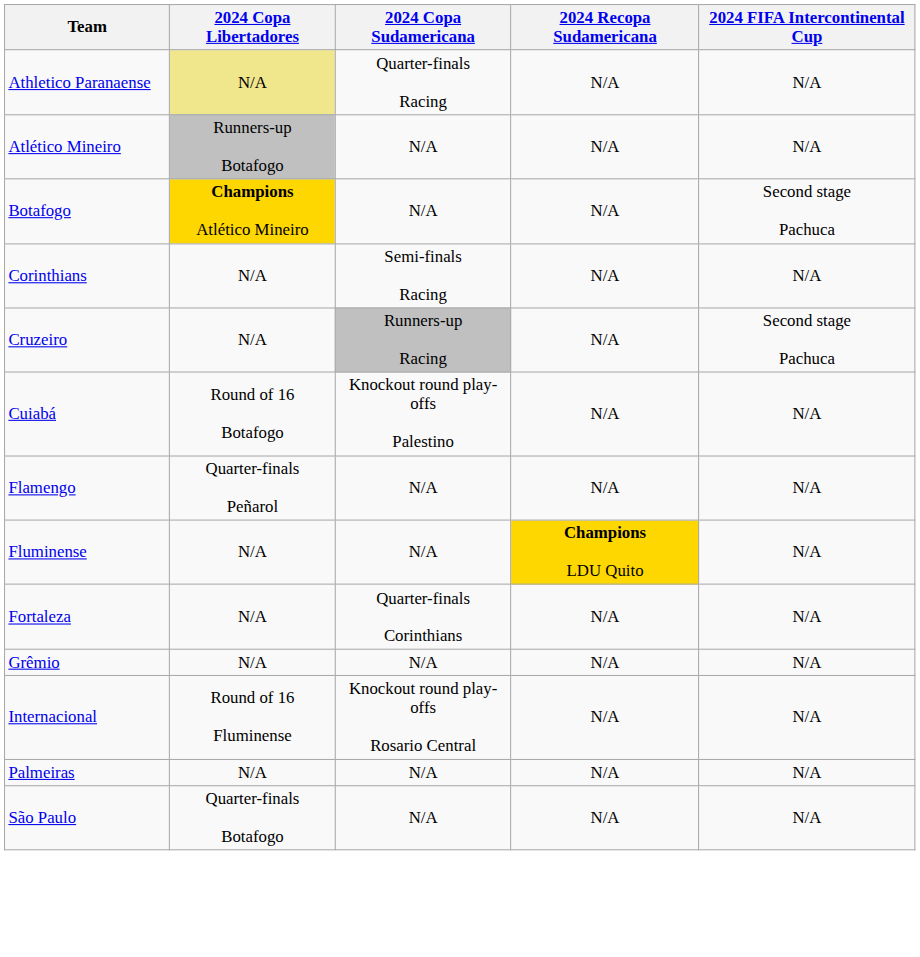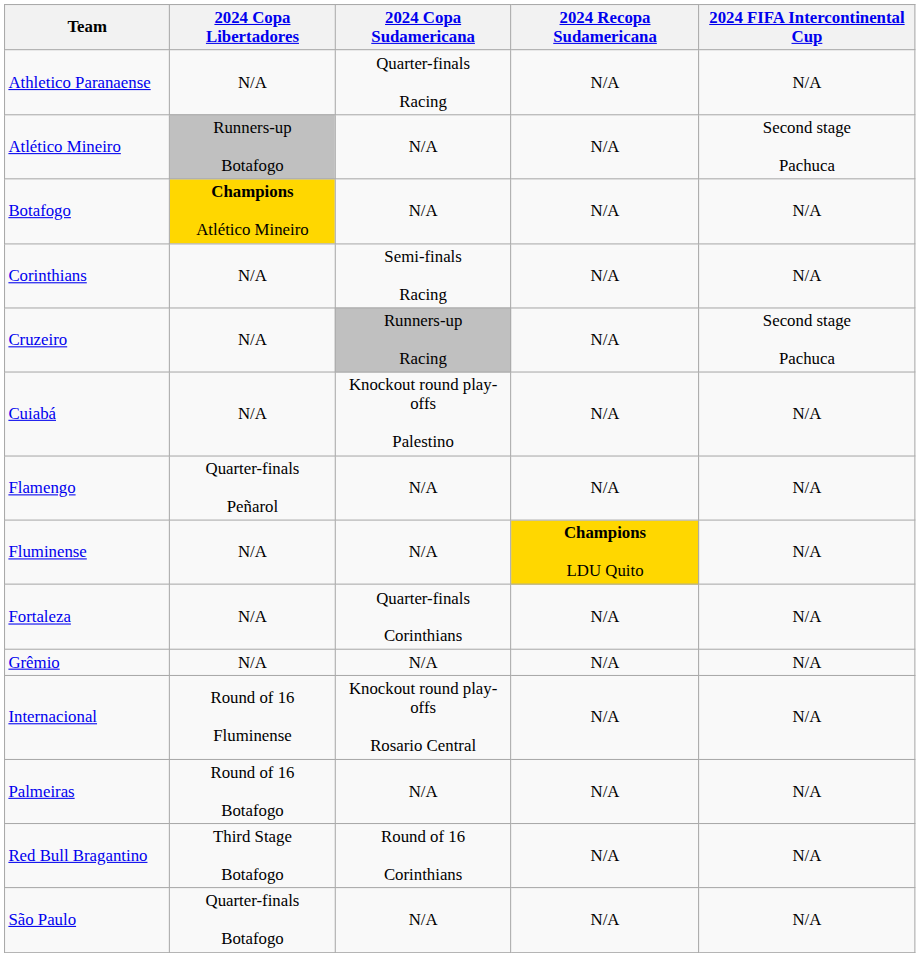(252, 82) khaki background -> (252, 82) no background
(807, 146) N/A -> (807, 146) Second stage Pachuca
(807, 211) Second stage Pachuca -> (807, 211) N/A
(252, 413) Round of 16 Botafogo -> (252, 413) N/A
(252, 772) N/A -> (252, 791) Round of 16 Botafogo
+ row: (78, 855)
